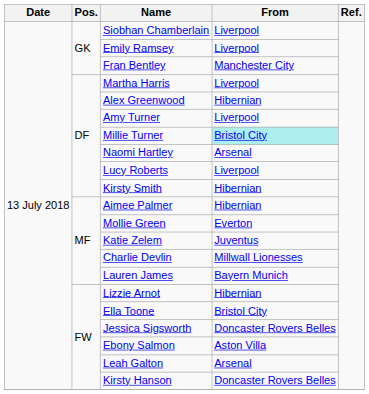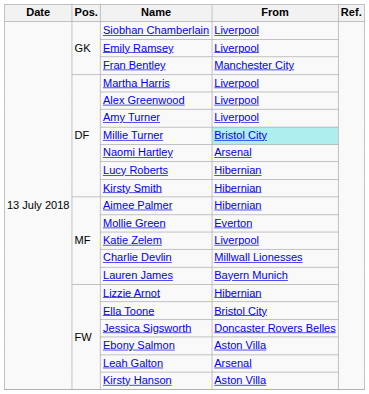(238, 100) Hibernian -> (237, 100) Liverpool
(237, 170) Liverpool -> (238, 170) Hibernian
(236, 240) Juventus -> (237, 240) Liverpool
(275, 380) Doncaster Rovers Belles -> (240, 380) Aston Villa
